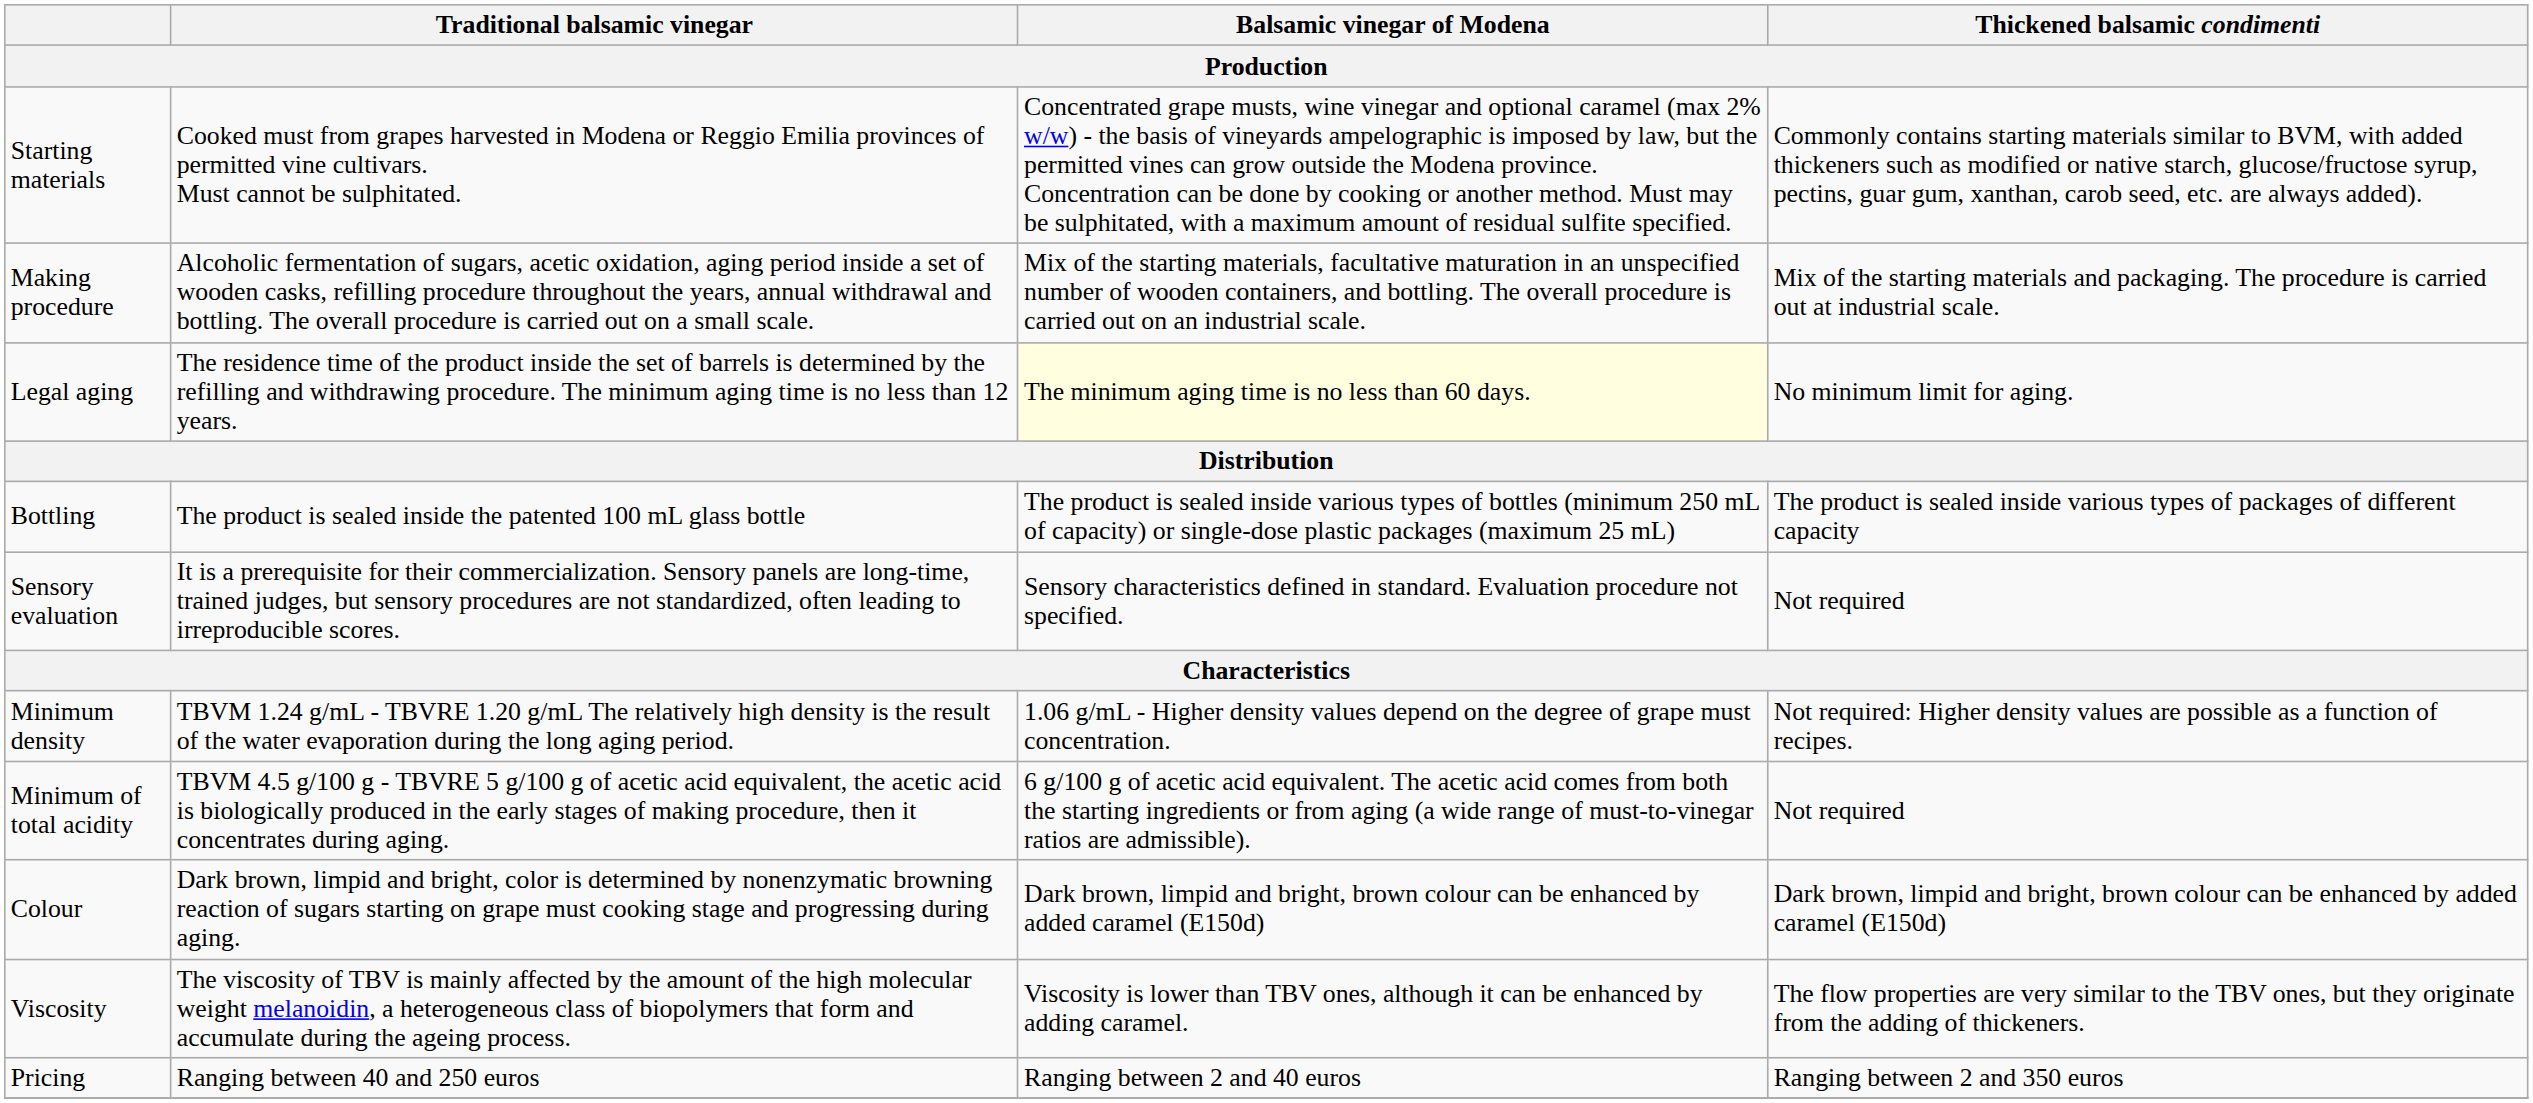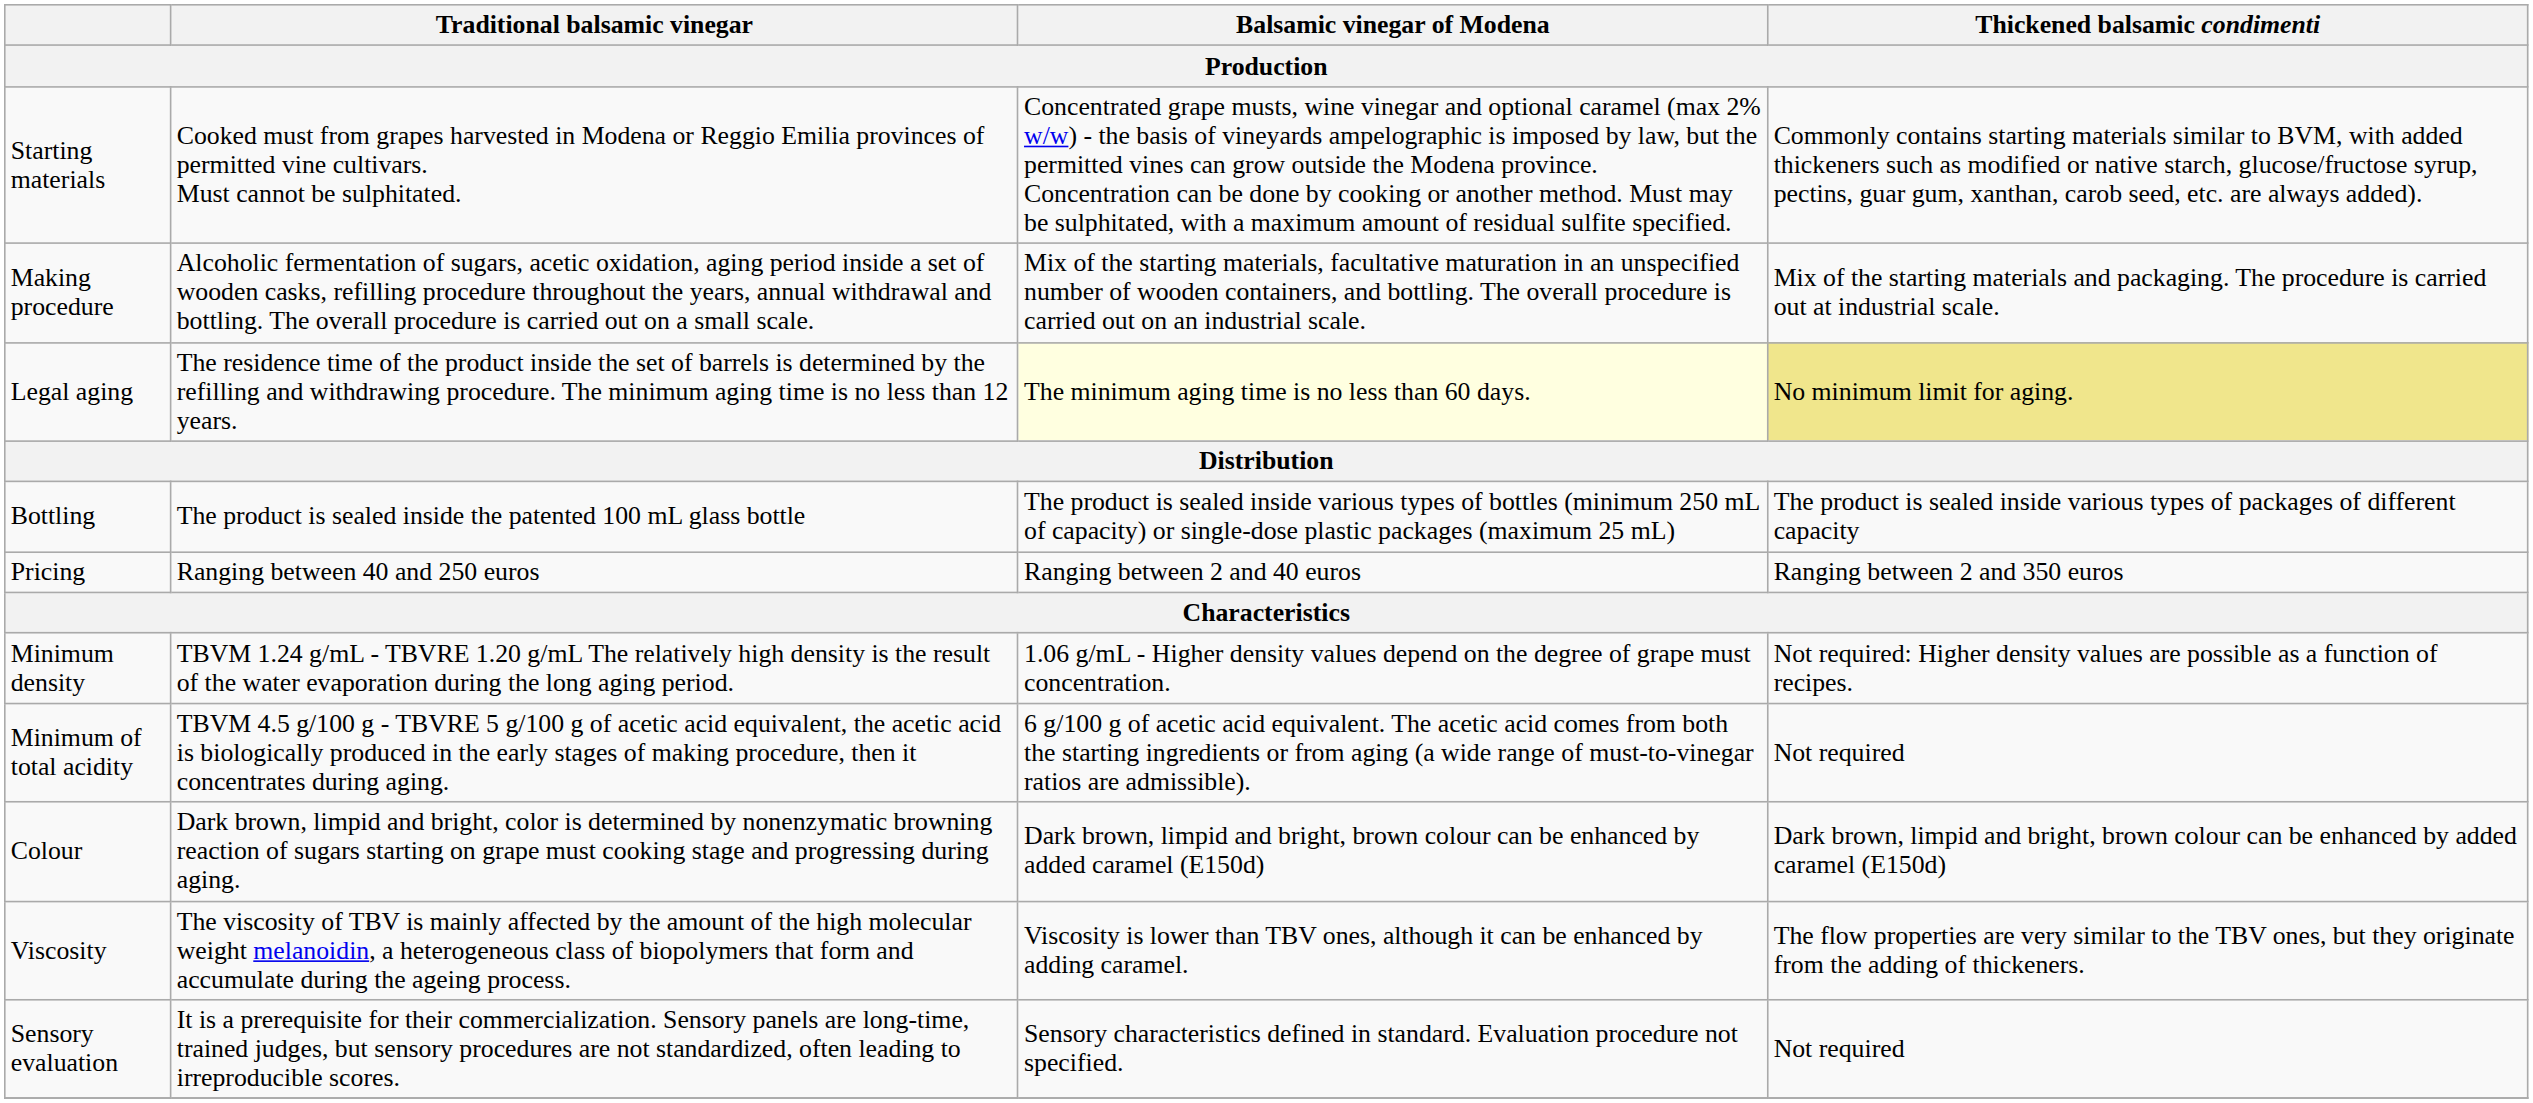(1924, 391) no background -> (1924, 391) khaki background
rows swapped: (48, 1077) <-> (64, 600)
